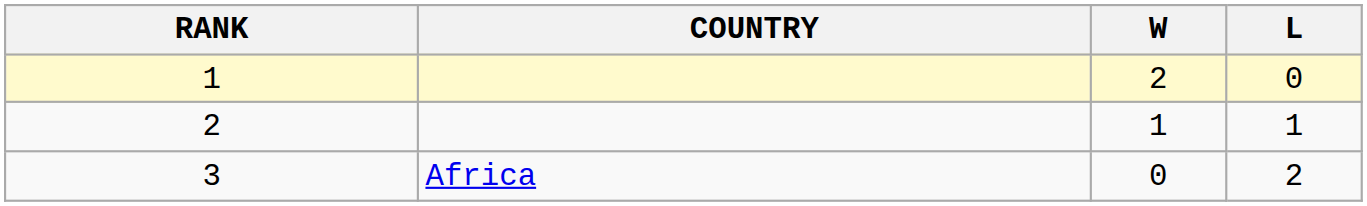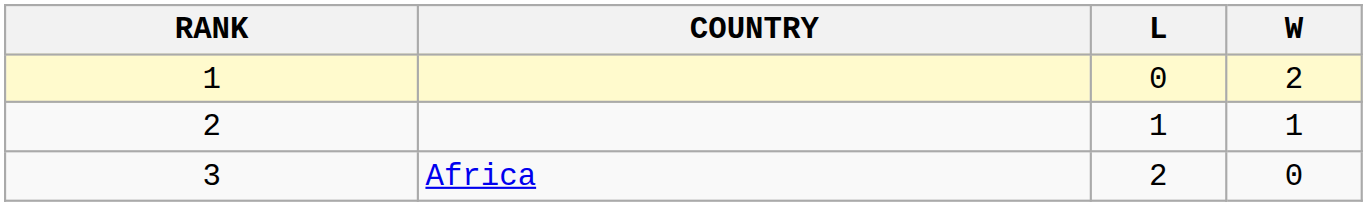columns swapped: (1158, 30) <-> (1294, 30)
